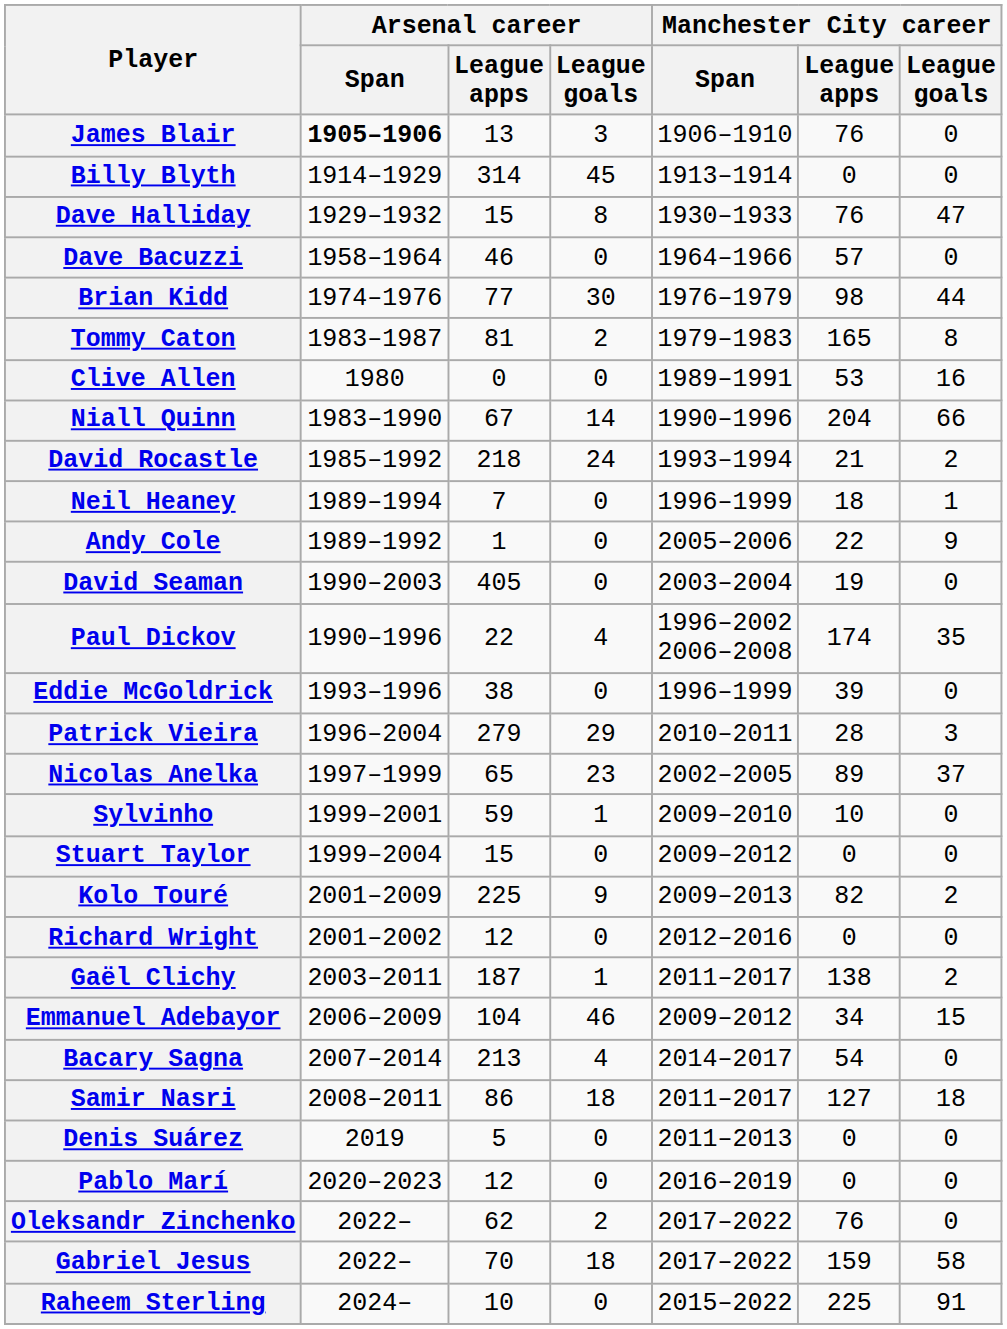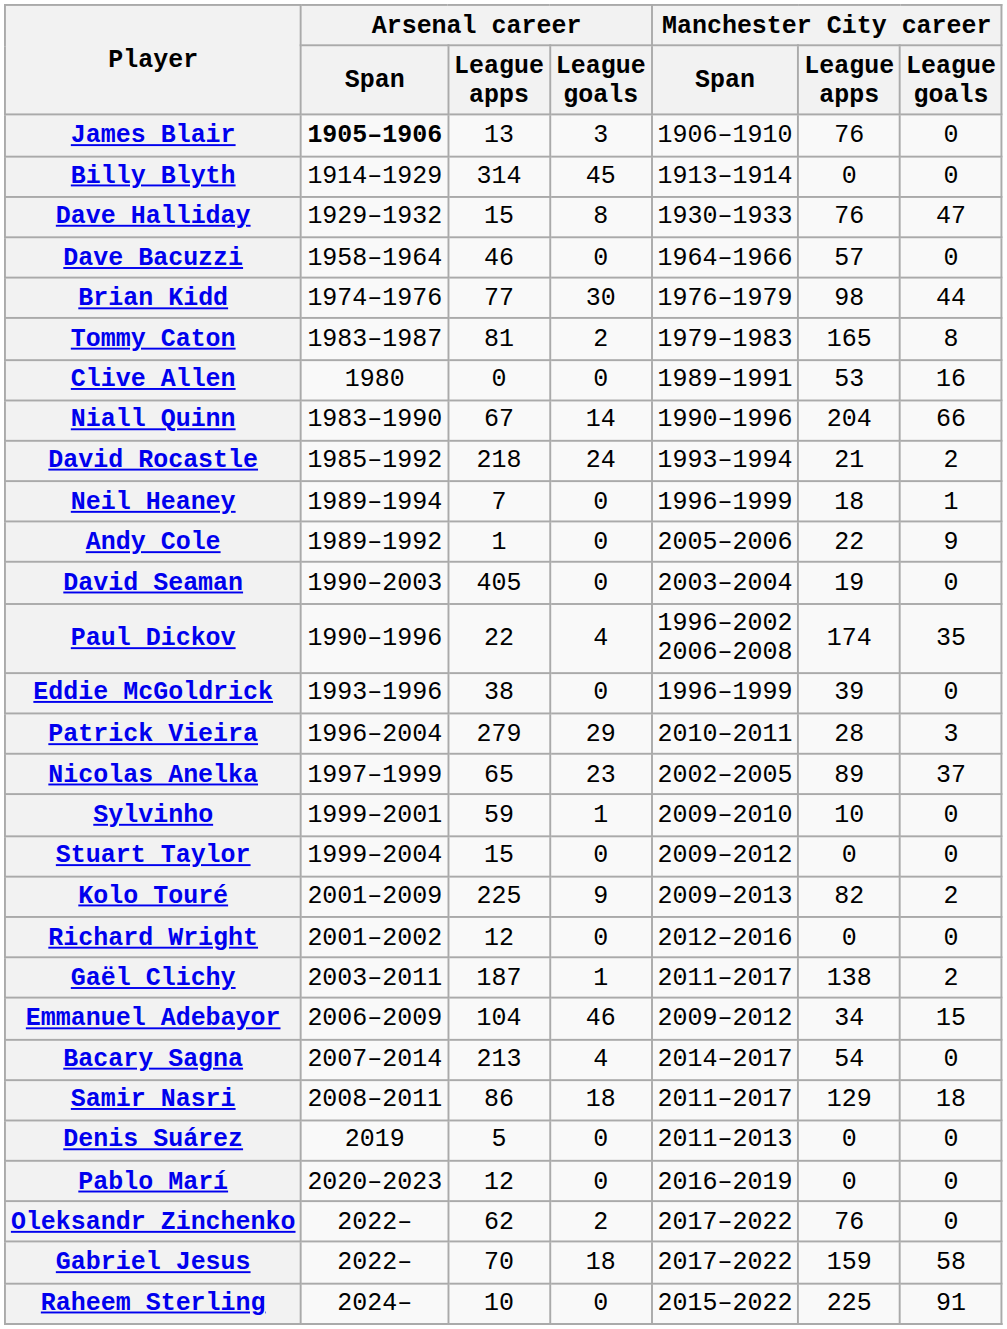(849, 1100) 127 -> (849, 1100) 129
